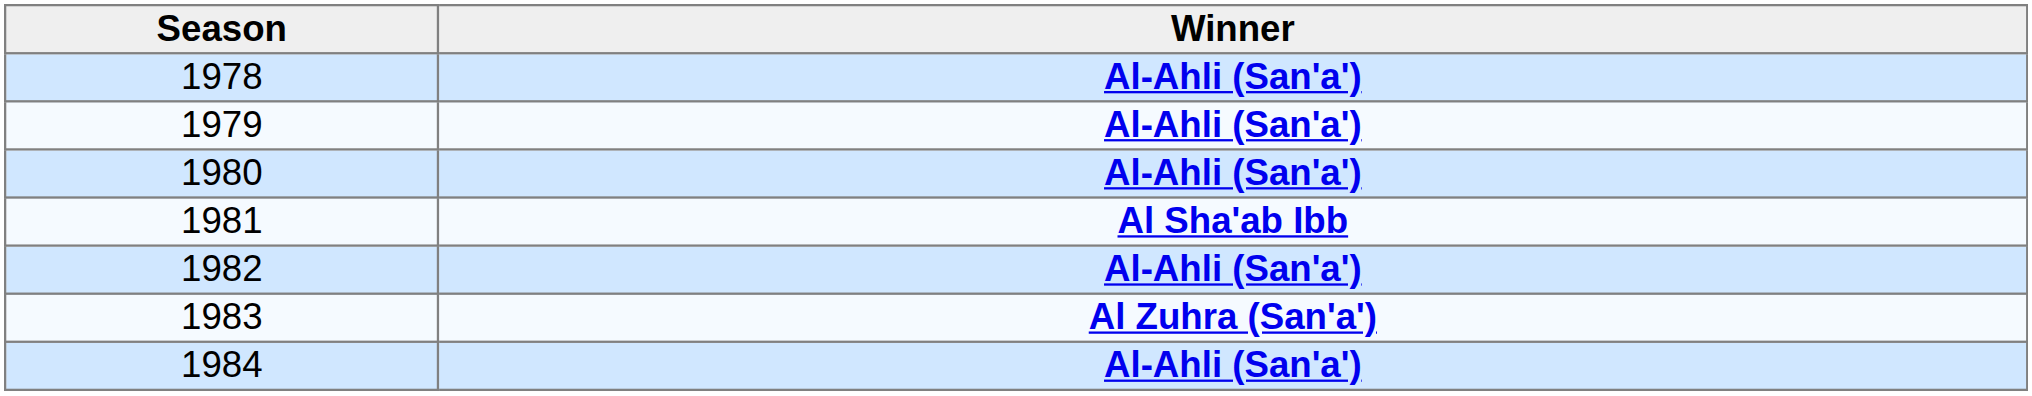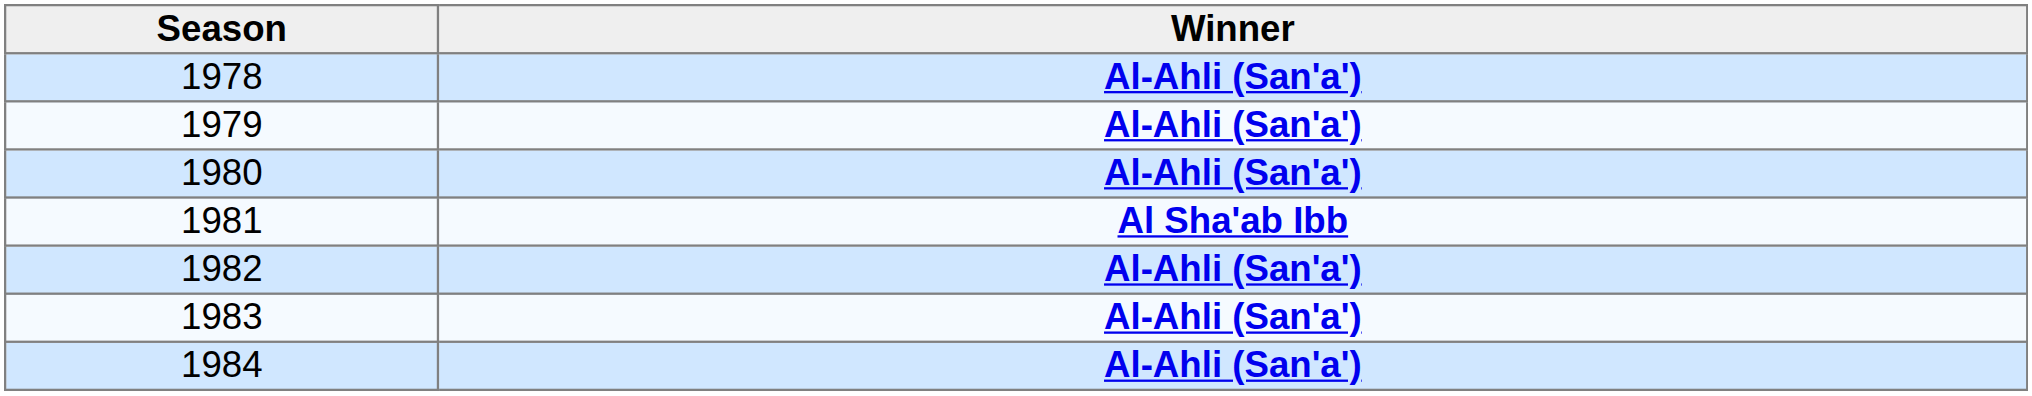(1233, 317) Al Zuhra (San'a') -> (1233, 317) Al-Ahli (San'a')
